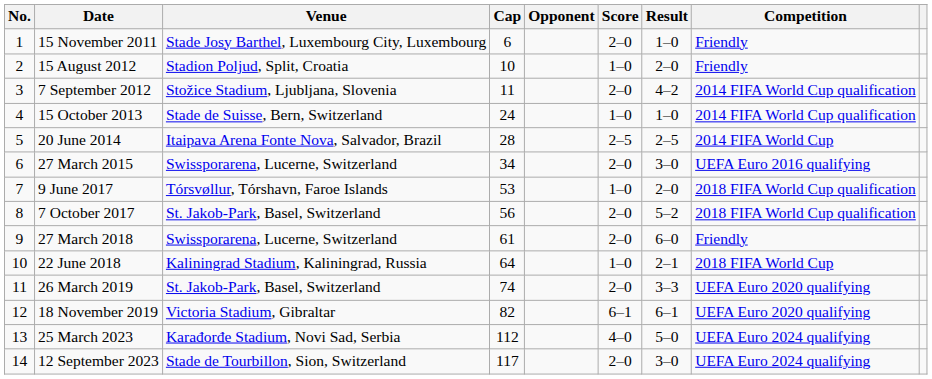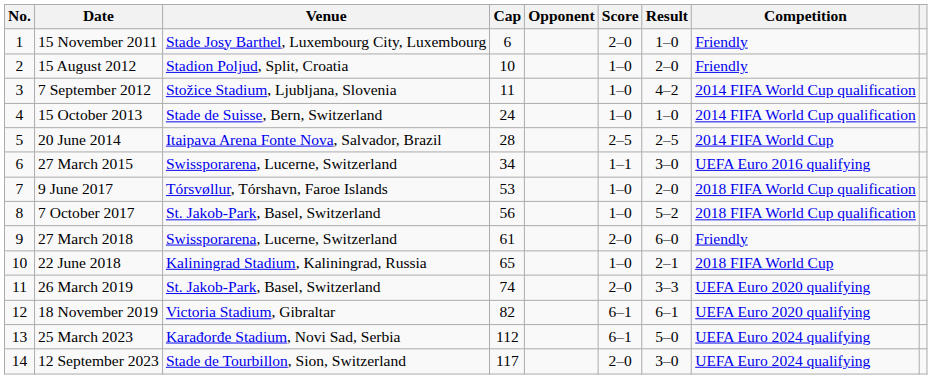(620, 90) 2–0 -> (620, 90) 1–0
(620, 164) 2–0 -> (620, 164) 1–1
(620, 213) 2–0 -> (620, 213) 1–0
(507, 262) 64 -> (507, 262) 65
(620, 336) 4–0 -> (620, 336) 6–1
